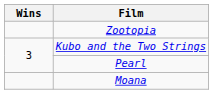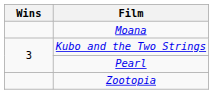rows swapped: (131, 30) <-> (131, 81)
